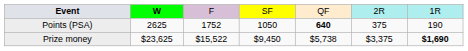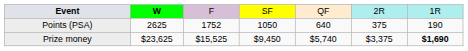(323, 26) bold -> (323, 26) normal
(211, 39) $15,522 -> (211, 39) $15,525
(323, 39) $5,738 -> (323, 39) $5,740
